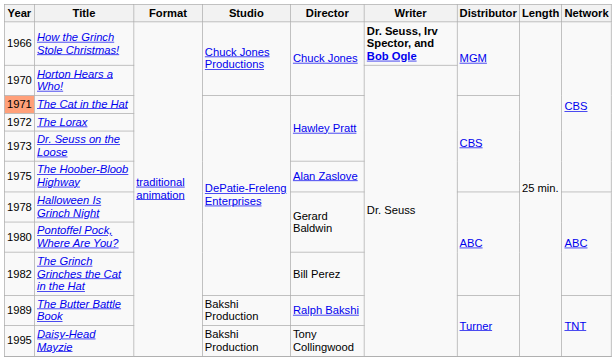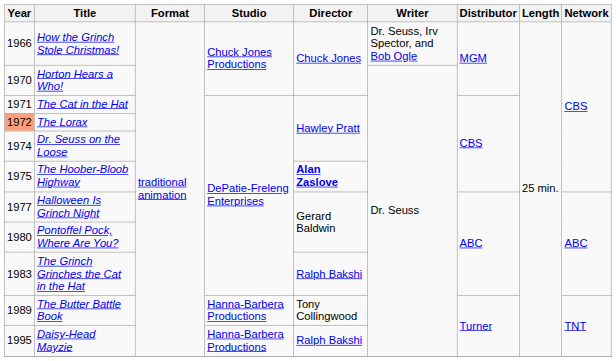(402, 43) bold -> (404, 43) normal
(19, 104) lightsalmon background -> (19, 104) no background
(19, 122) no background -> (19, 122) lightsalmon background
(19, 146) 1973 -> (19, 146) 1974
(325, 176) normal -> (317, 176) bold
(19, 207) 1978 -> (19, 207) 1977
(19, 274) 1982 -> (19, 274) 1983
(317, 274) Bill Perez -> (329, 274) Ralph Bakshi
(232, 310) Bakshi Production -> (245, 310) Hanna-Barbera Productions
(326, 310) Ralph Bakshi -> (327, 310) Tony Collingwood
(232, 341) Bakshi Production -> (245, 341) Hanna-Barbera Productions
(323, 341) Tony Collingwood -> (329, 341) Ralph Bakshi
